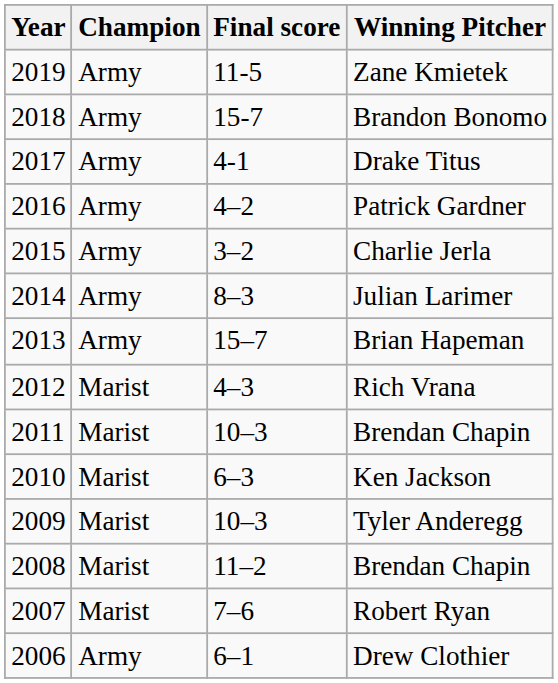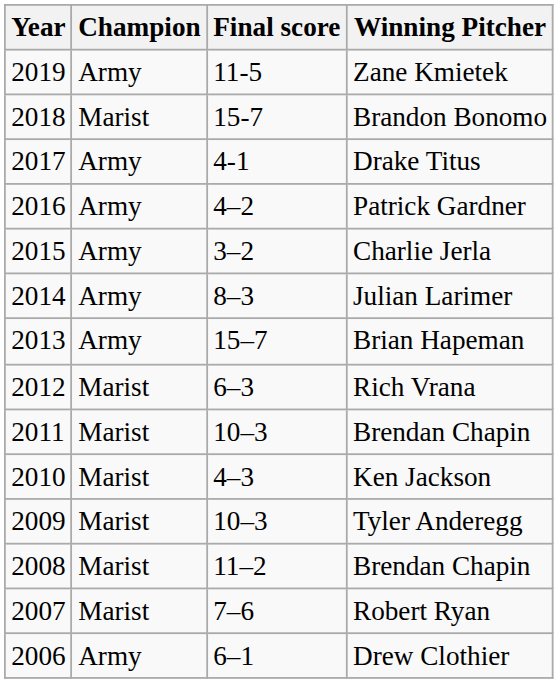(110, 116) Army -> (114, 116) Marist
(234, 386) 4–3 -> (234, 386) 6–3
(234, 475) 6–3 -> (234, 475) 4–3
